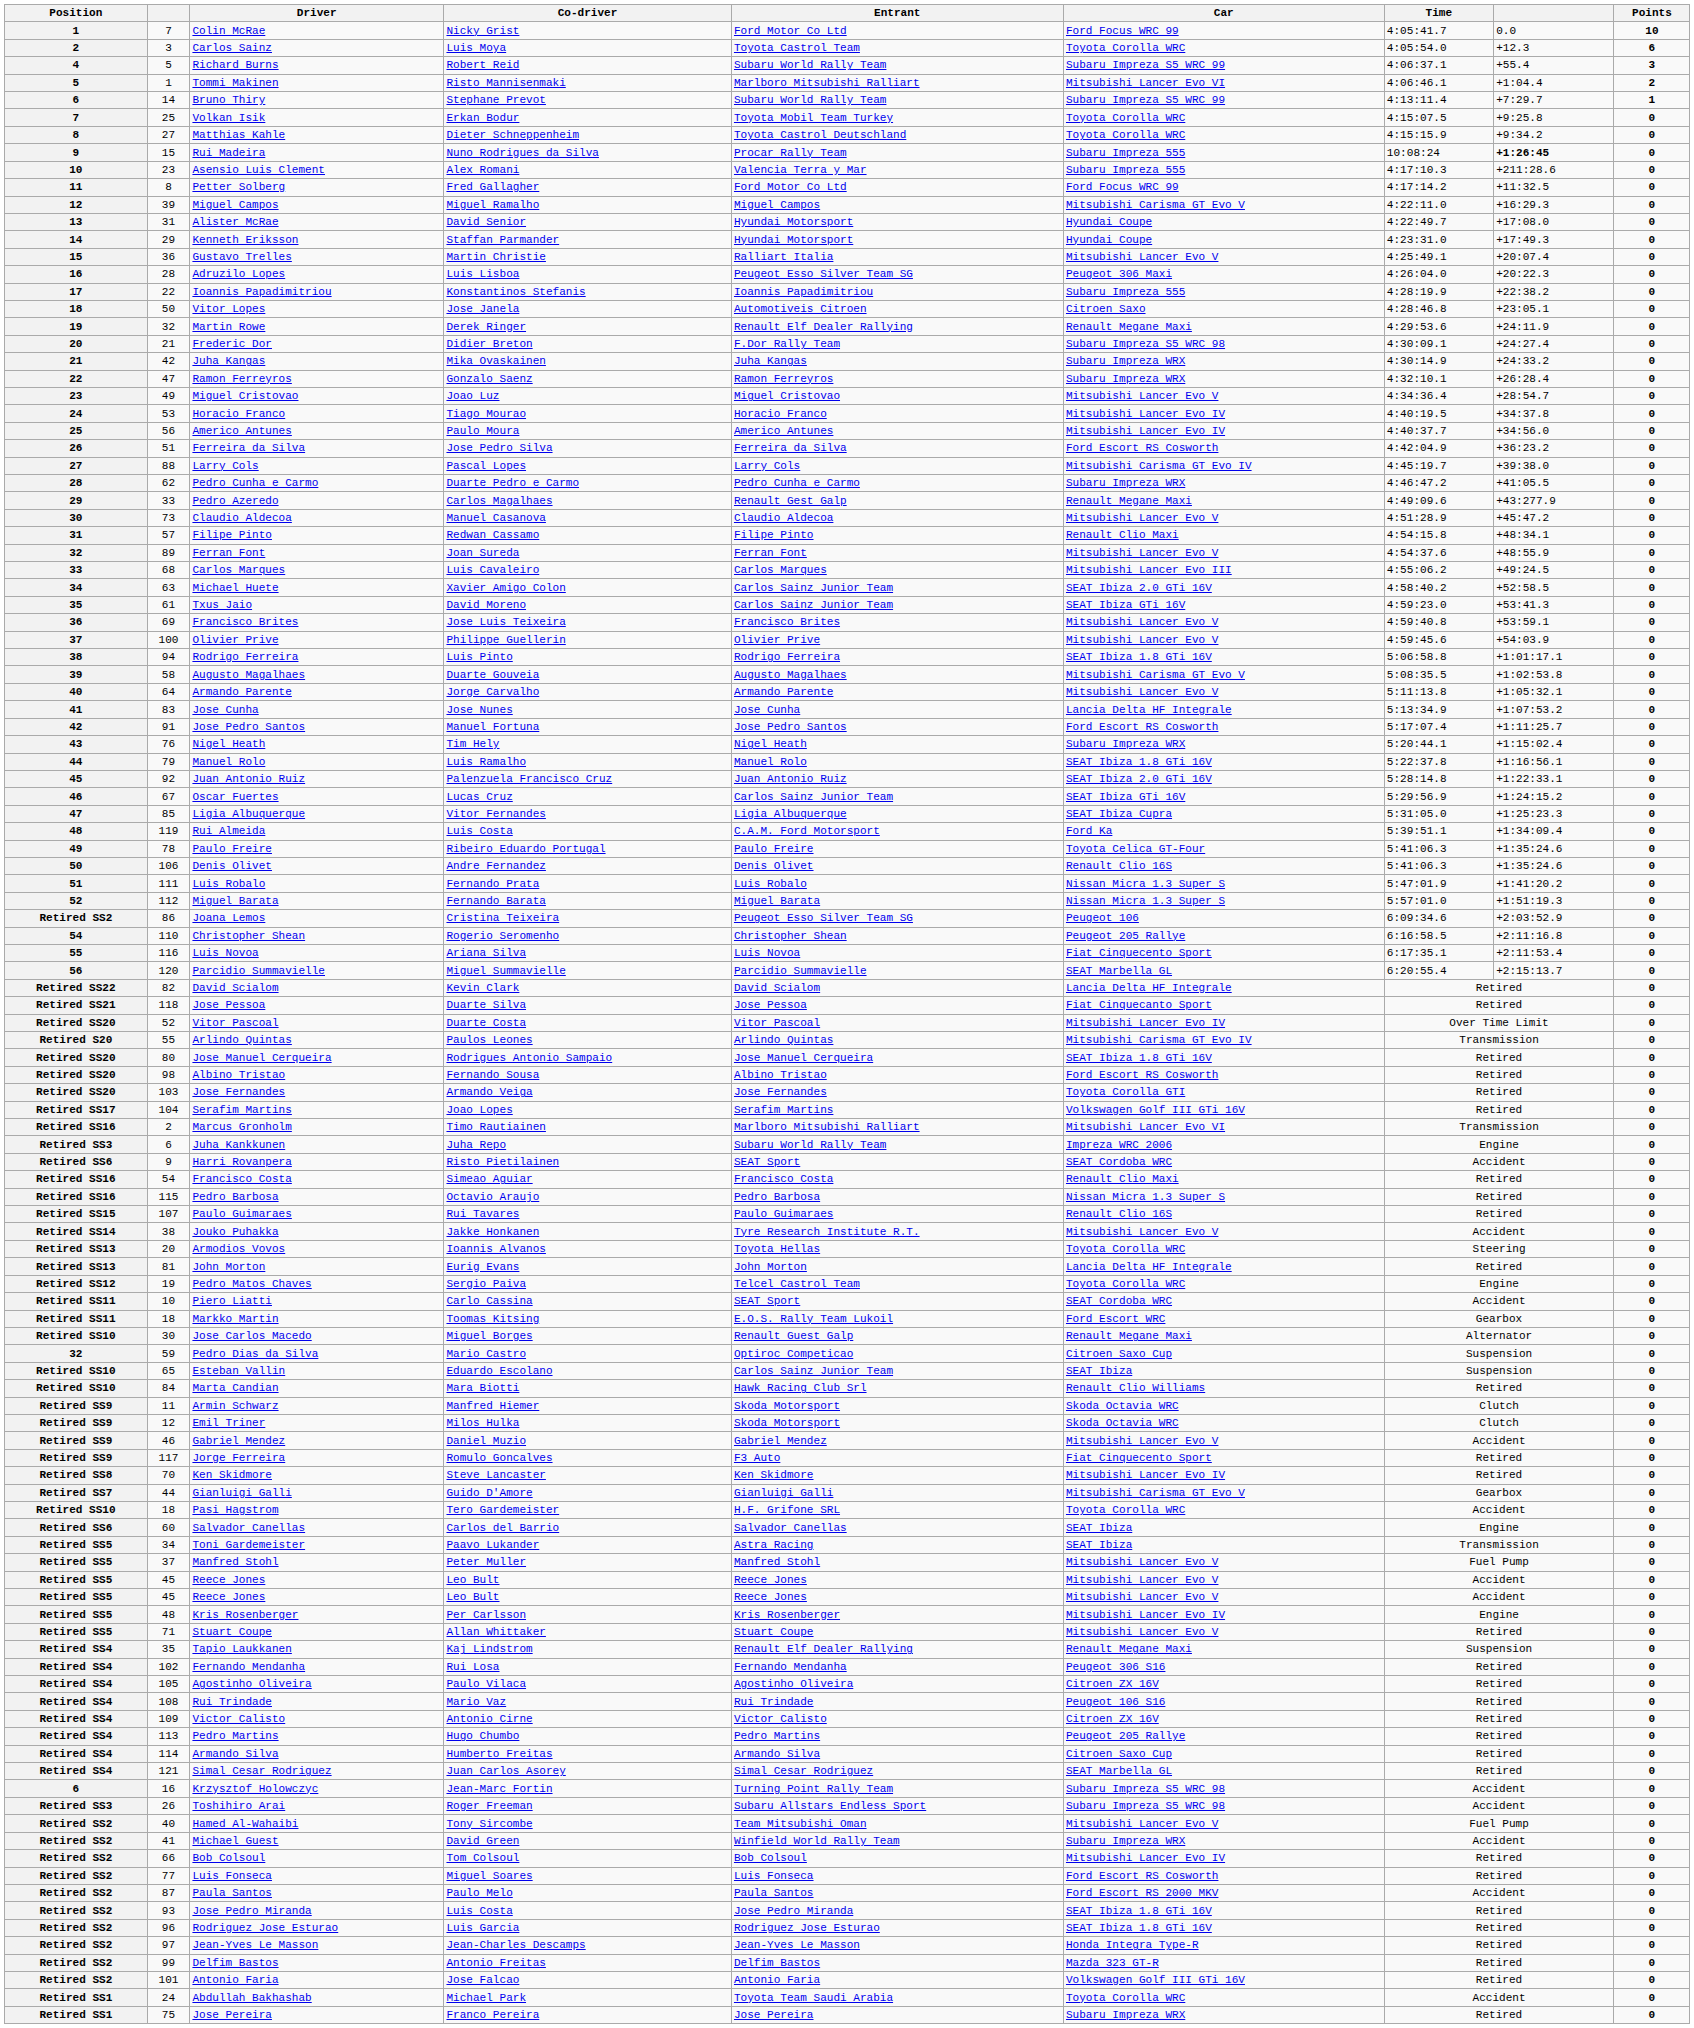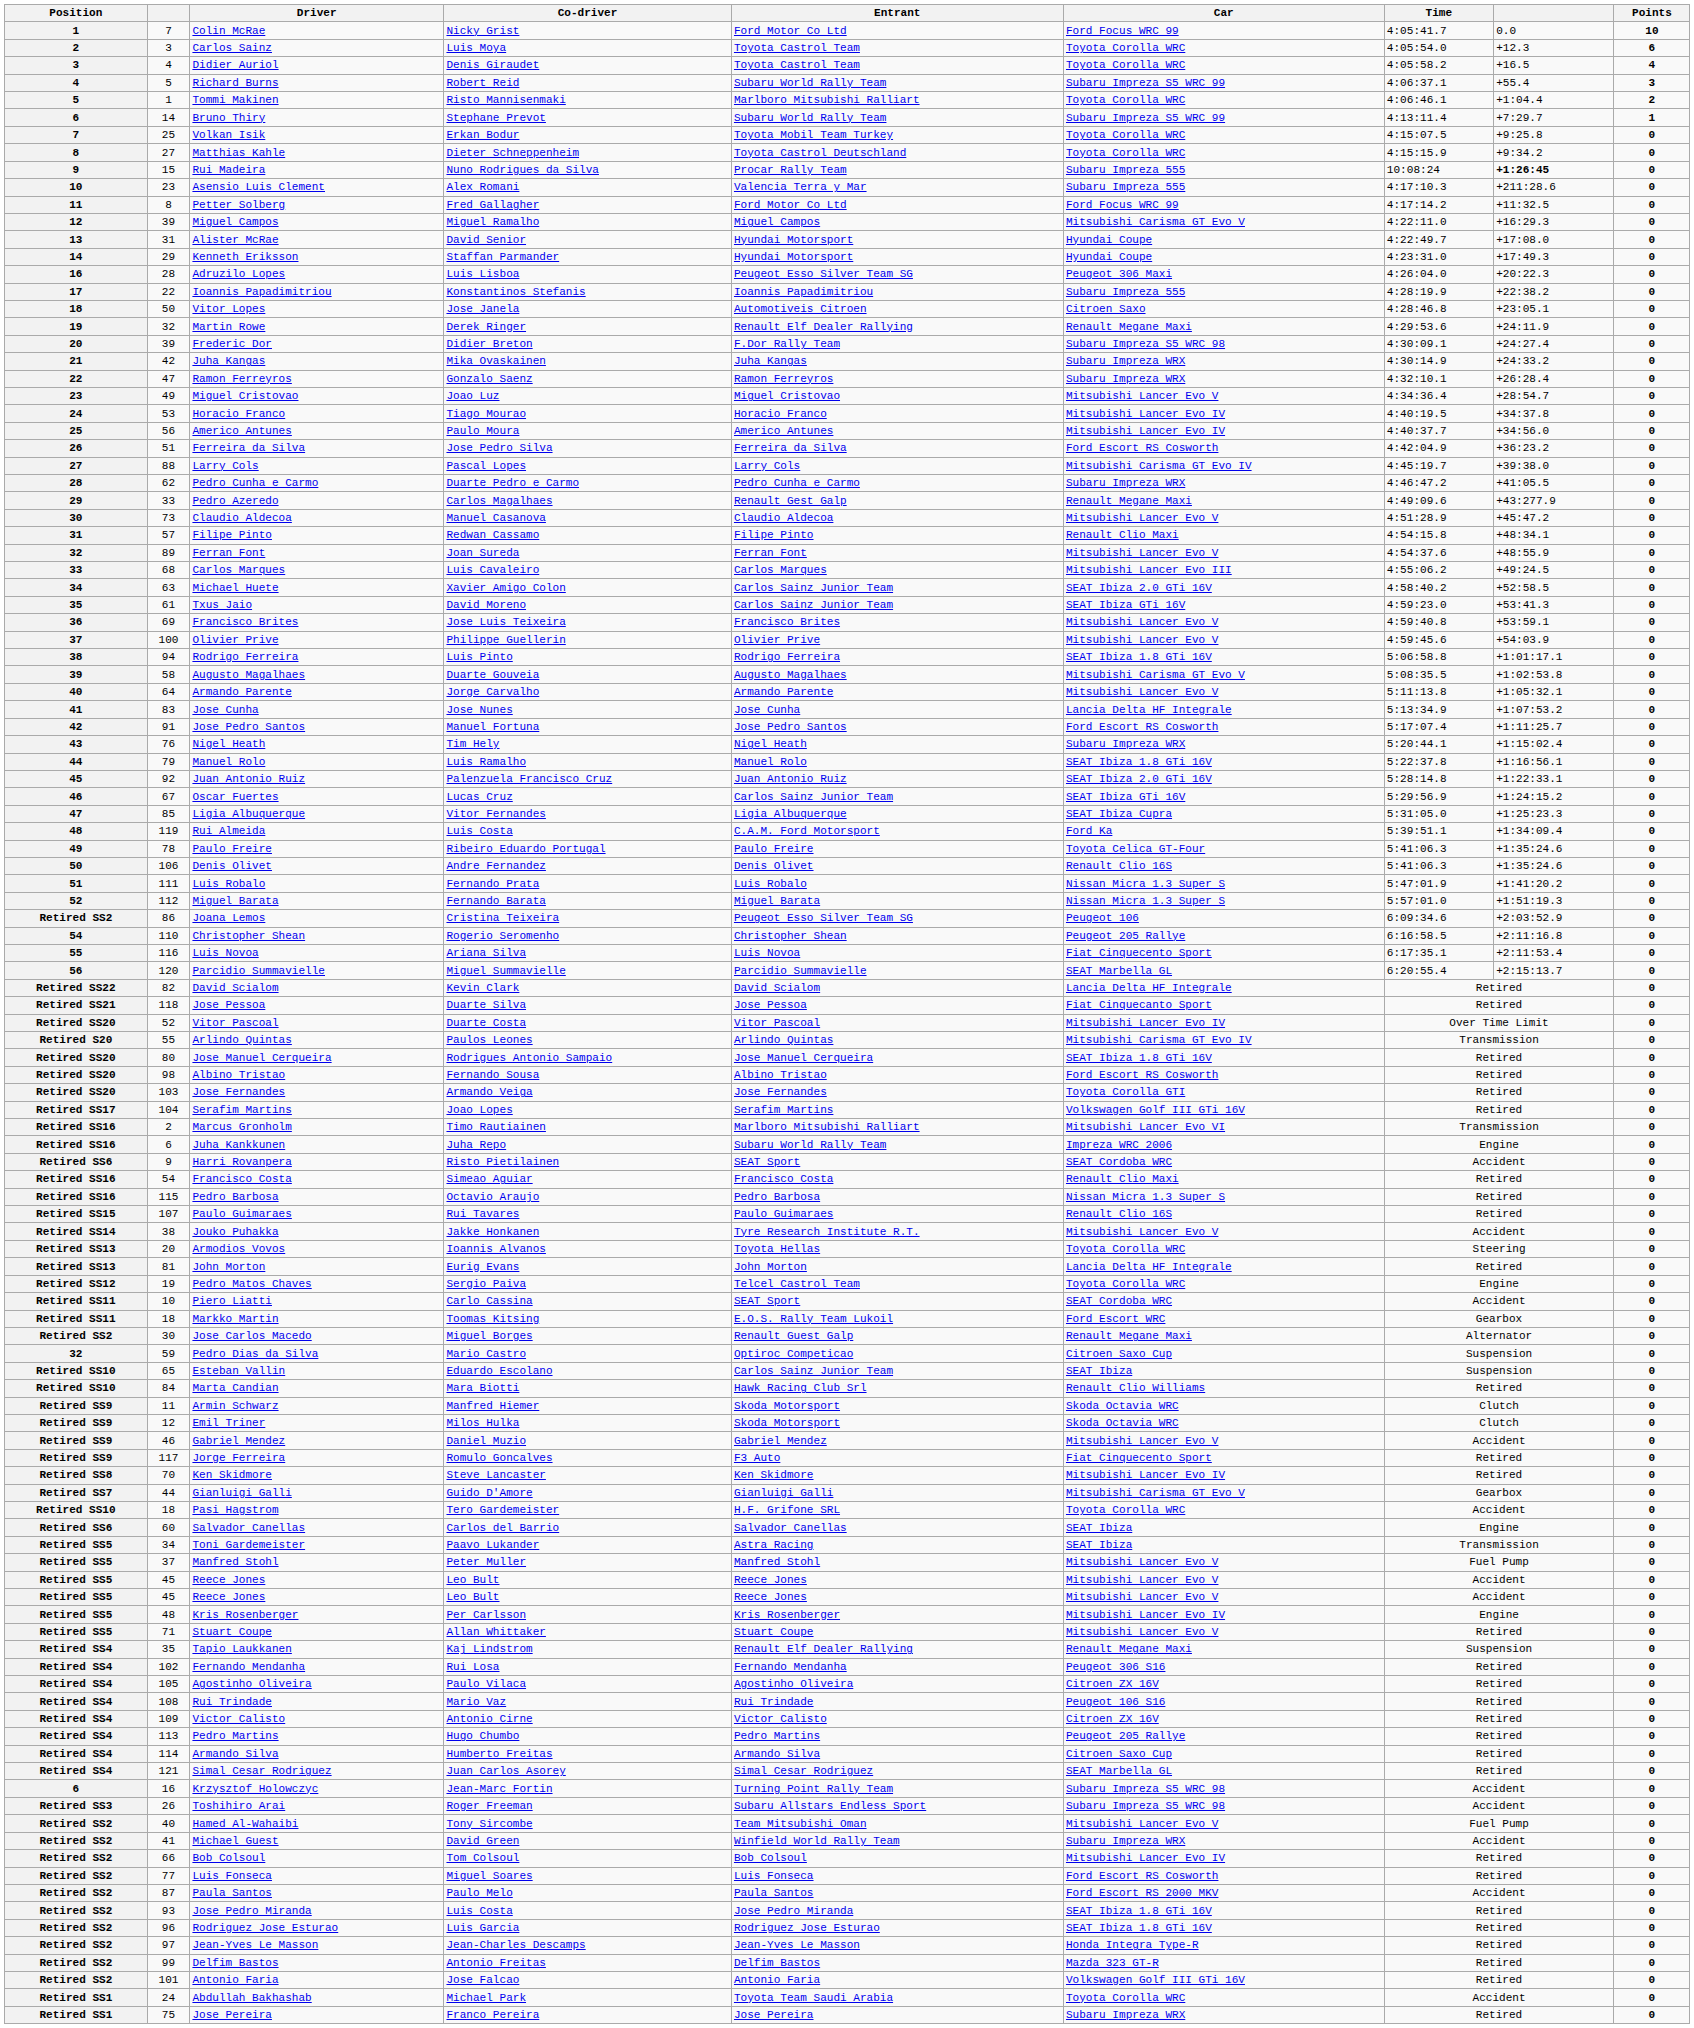+ row: (236, 65)
(1146, 83) Mitsubishi Lancer Evo VI -> (1126, 100) Toyota Corolla WRC
- row: (242, 257)
(168, 344) 21 -> (168, 344) 39
(76, 1145) Retired SS3 -> (76, 1145) Retired SS16
(76, 1336) Retired SS10 -> (76, 1336) Retired SS2
